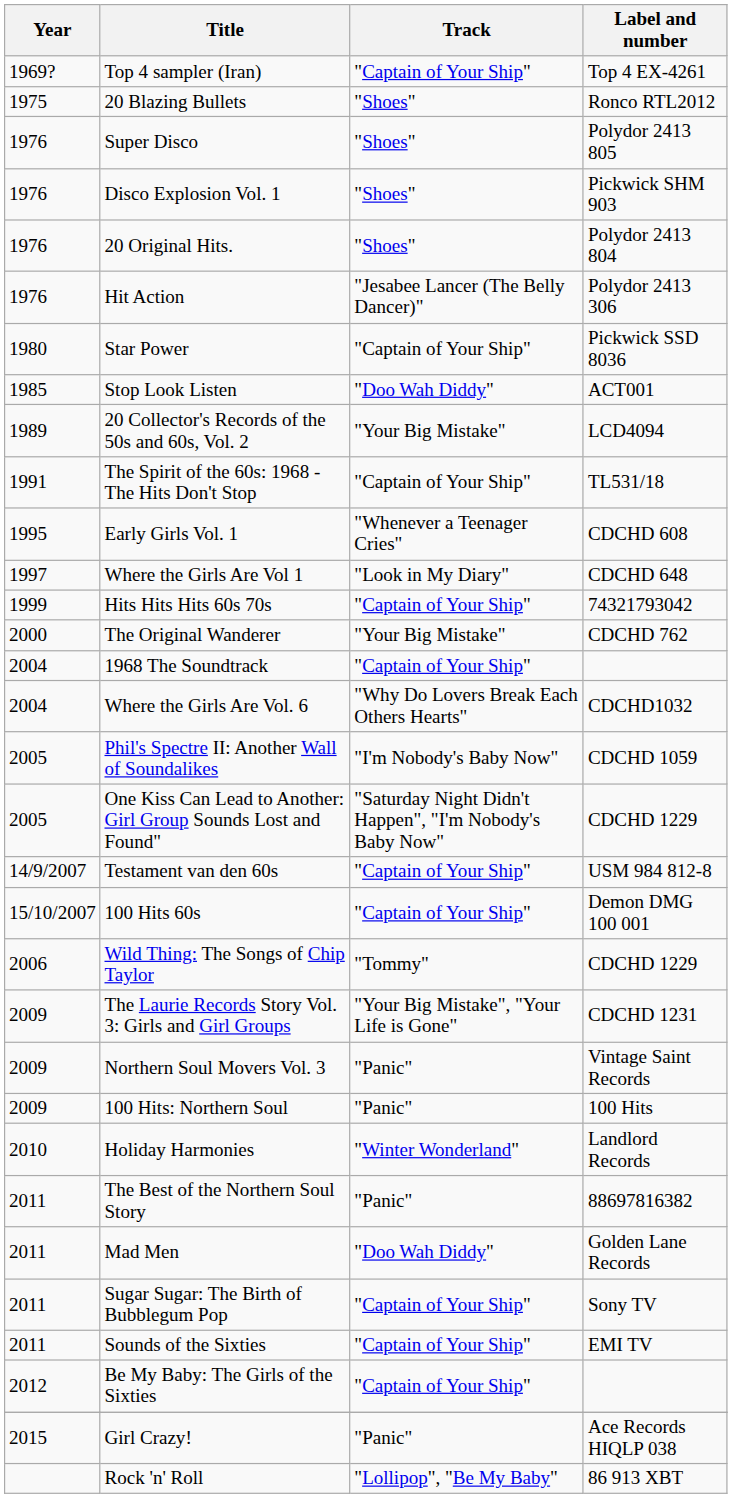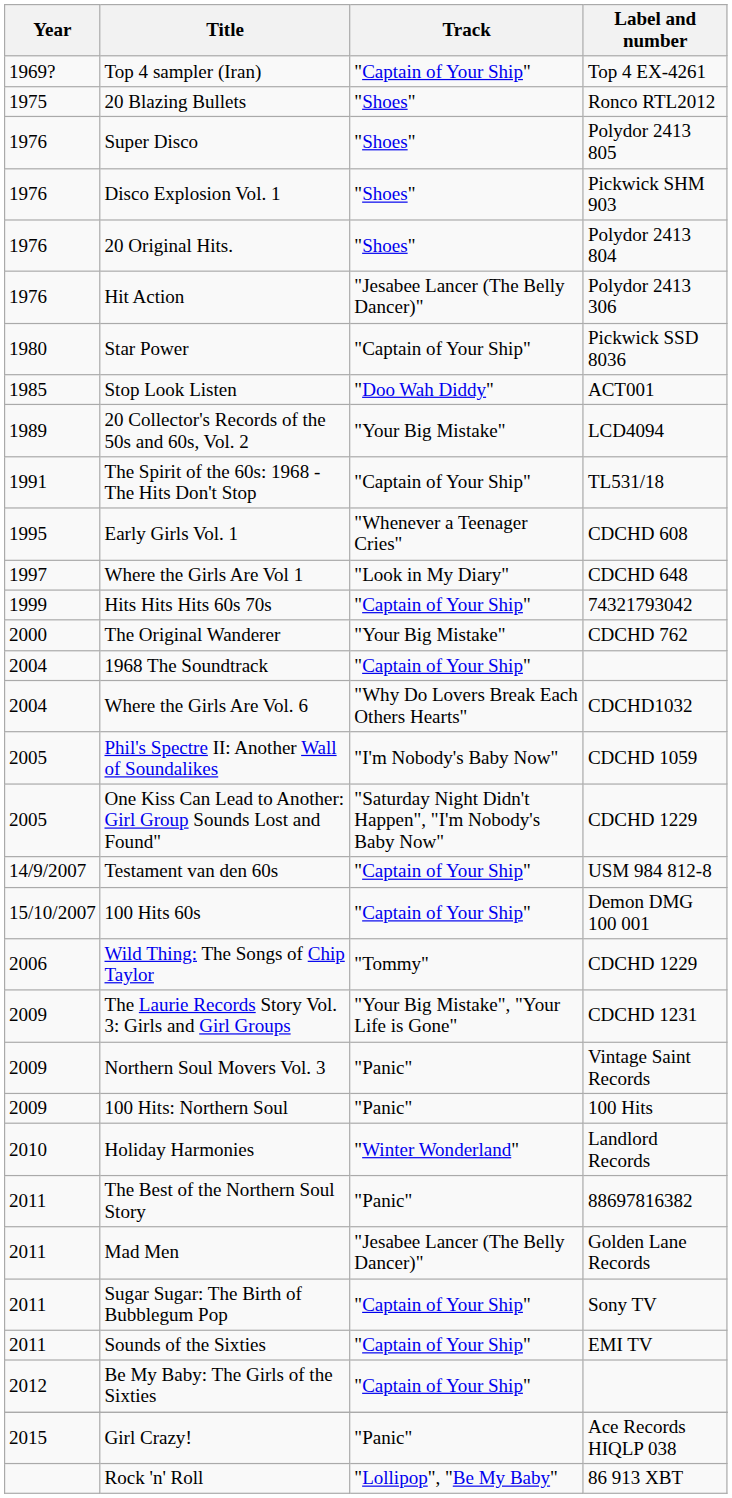(424, 1252) "Doo Wah Diddy" -> (459, 1252) "Jesabee Lancer (The Belly Dancer)"
